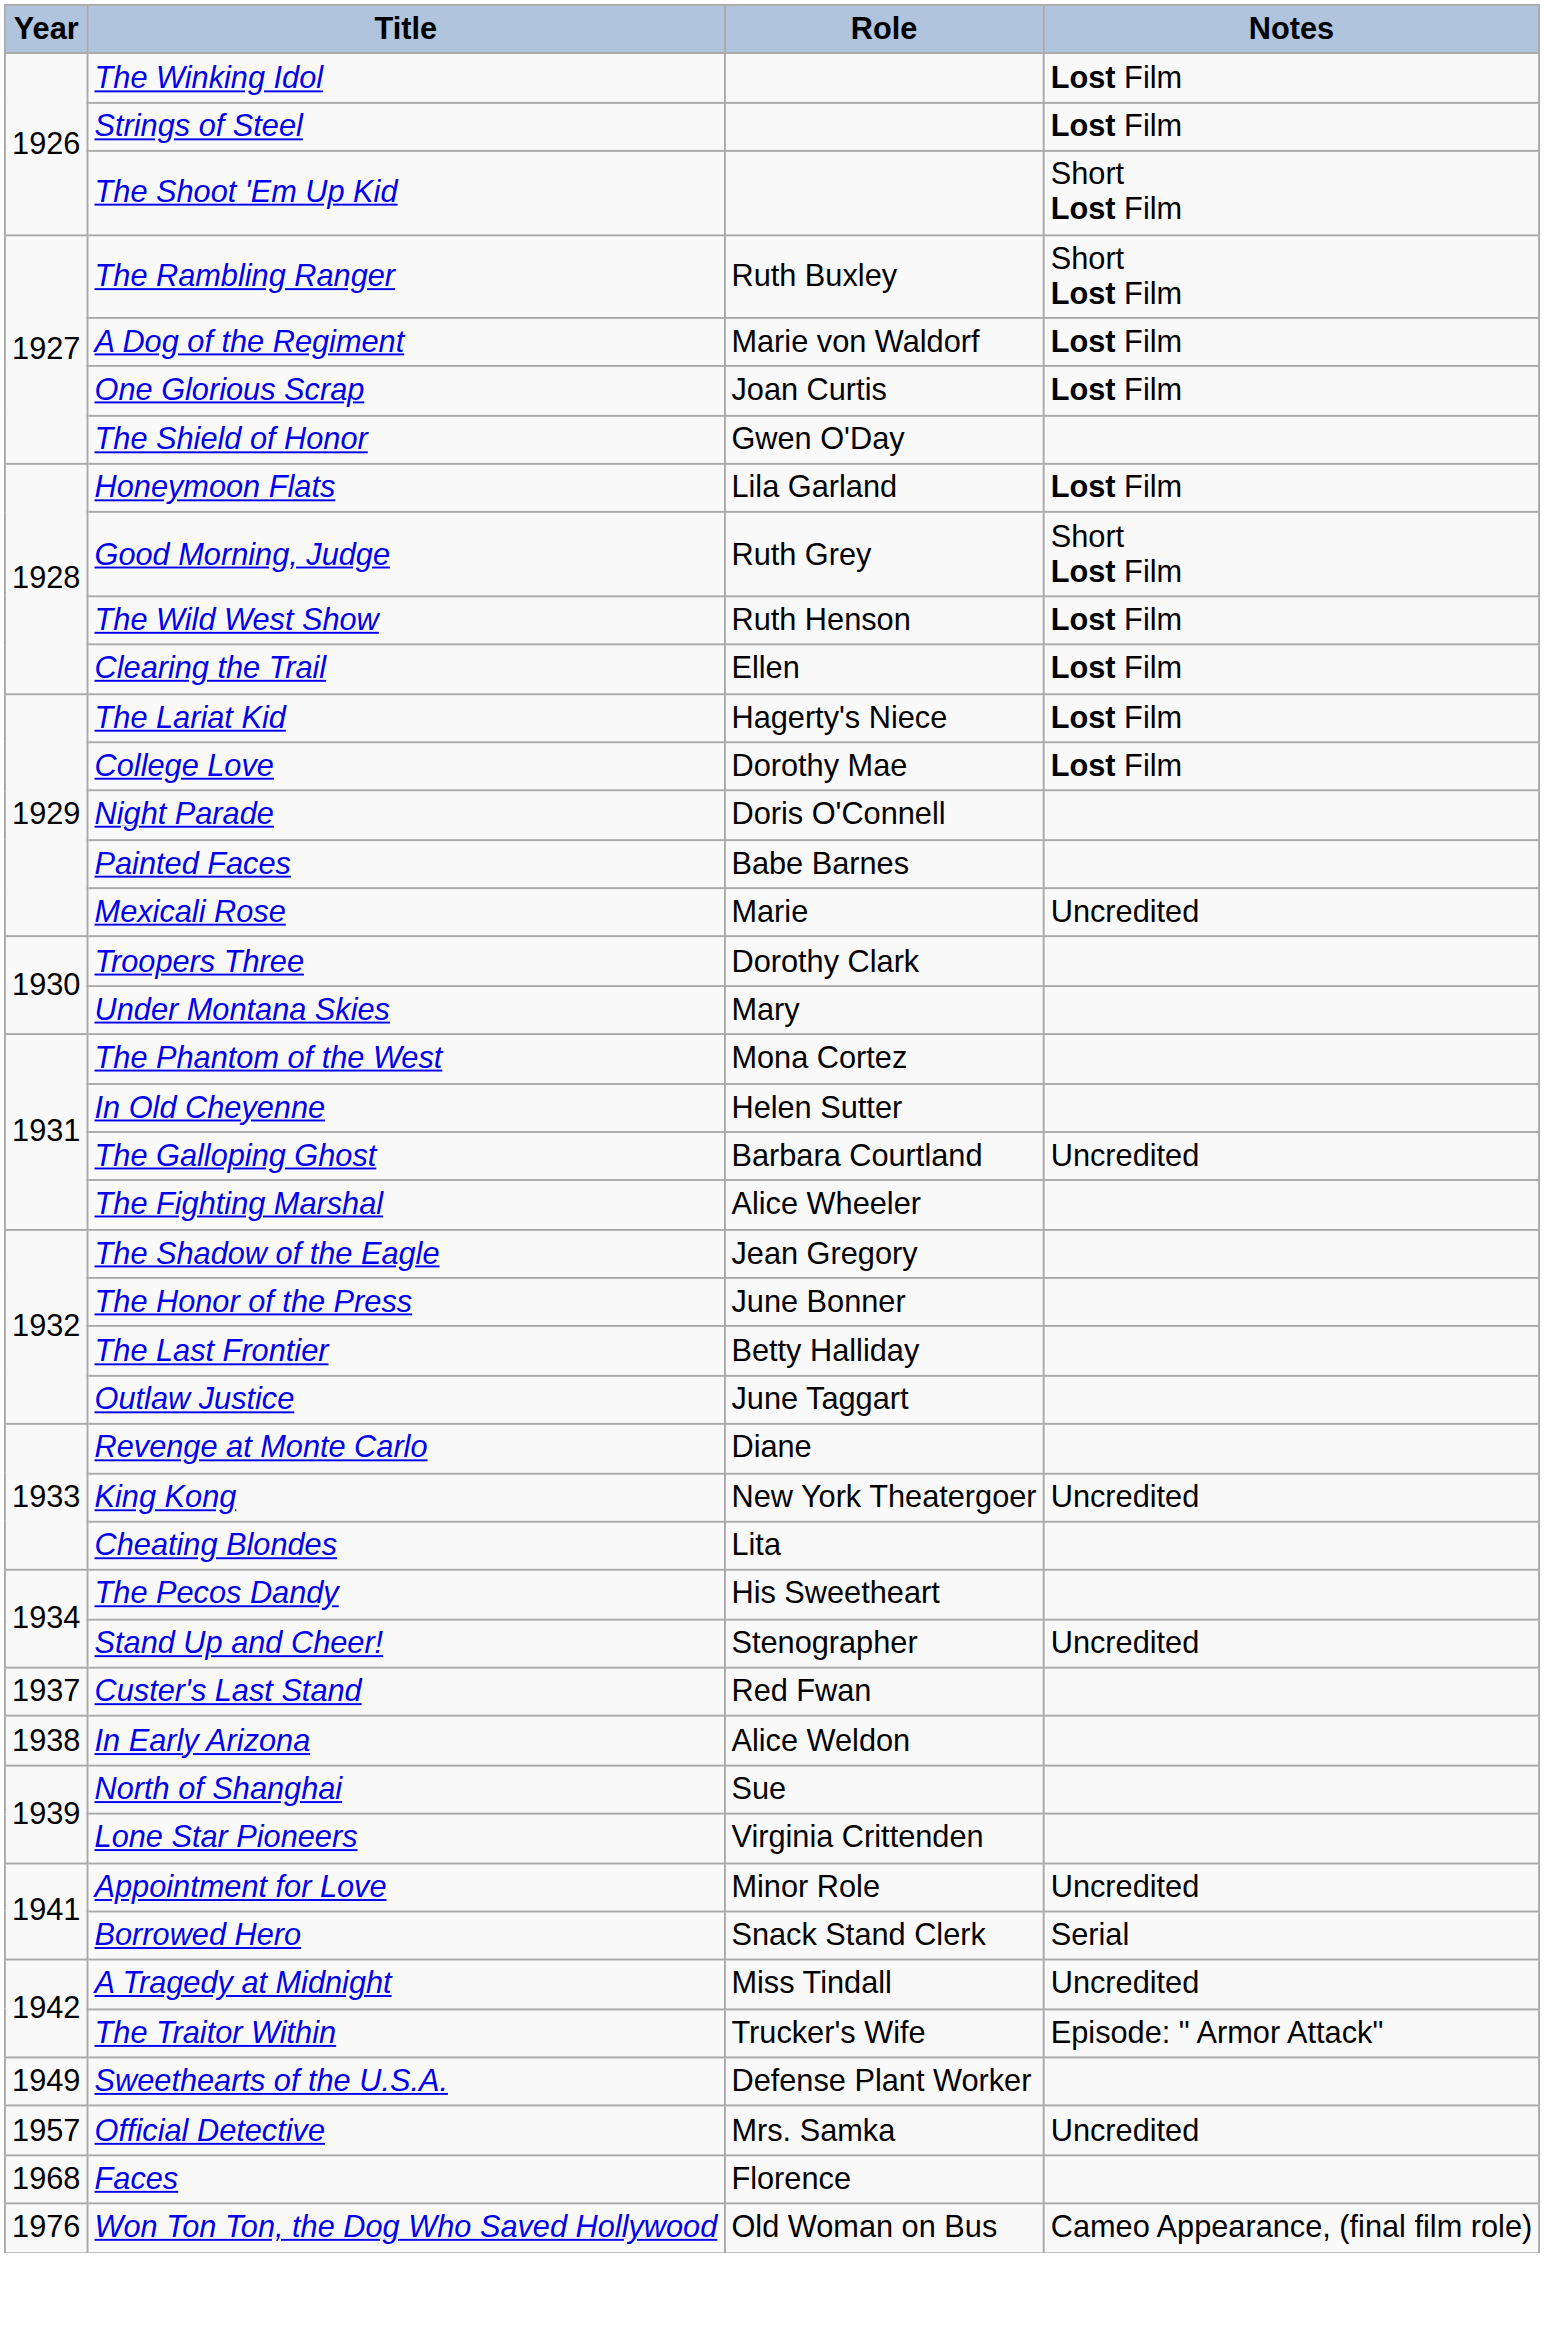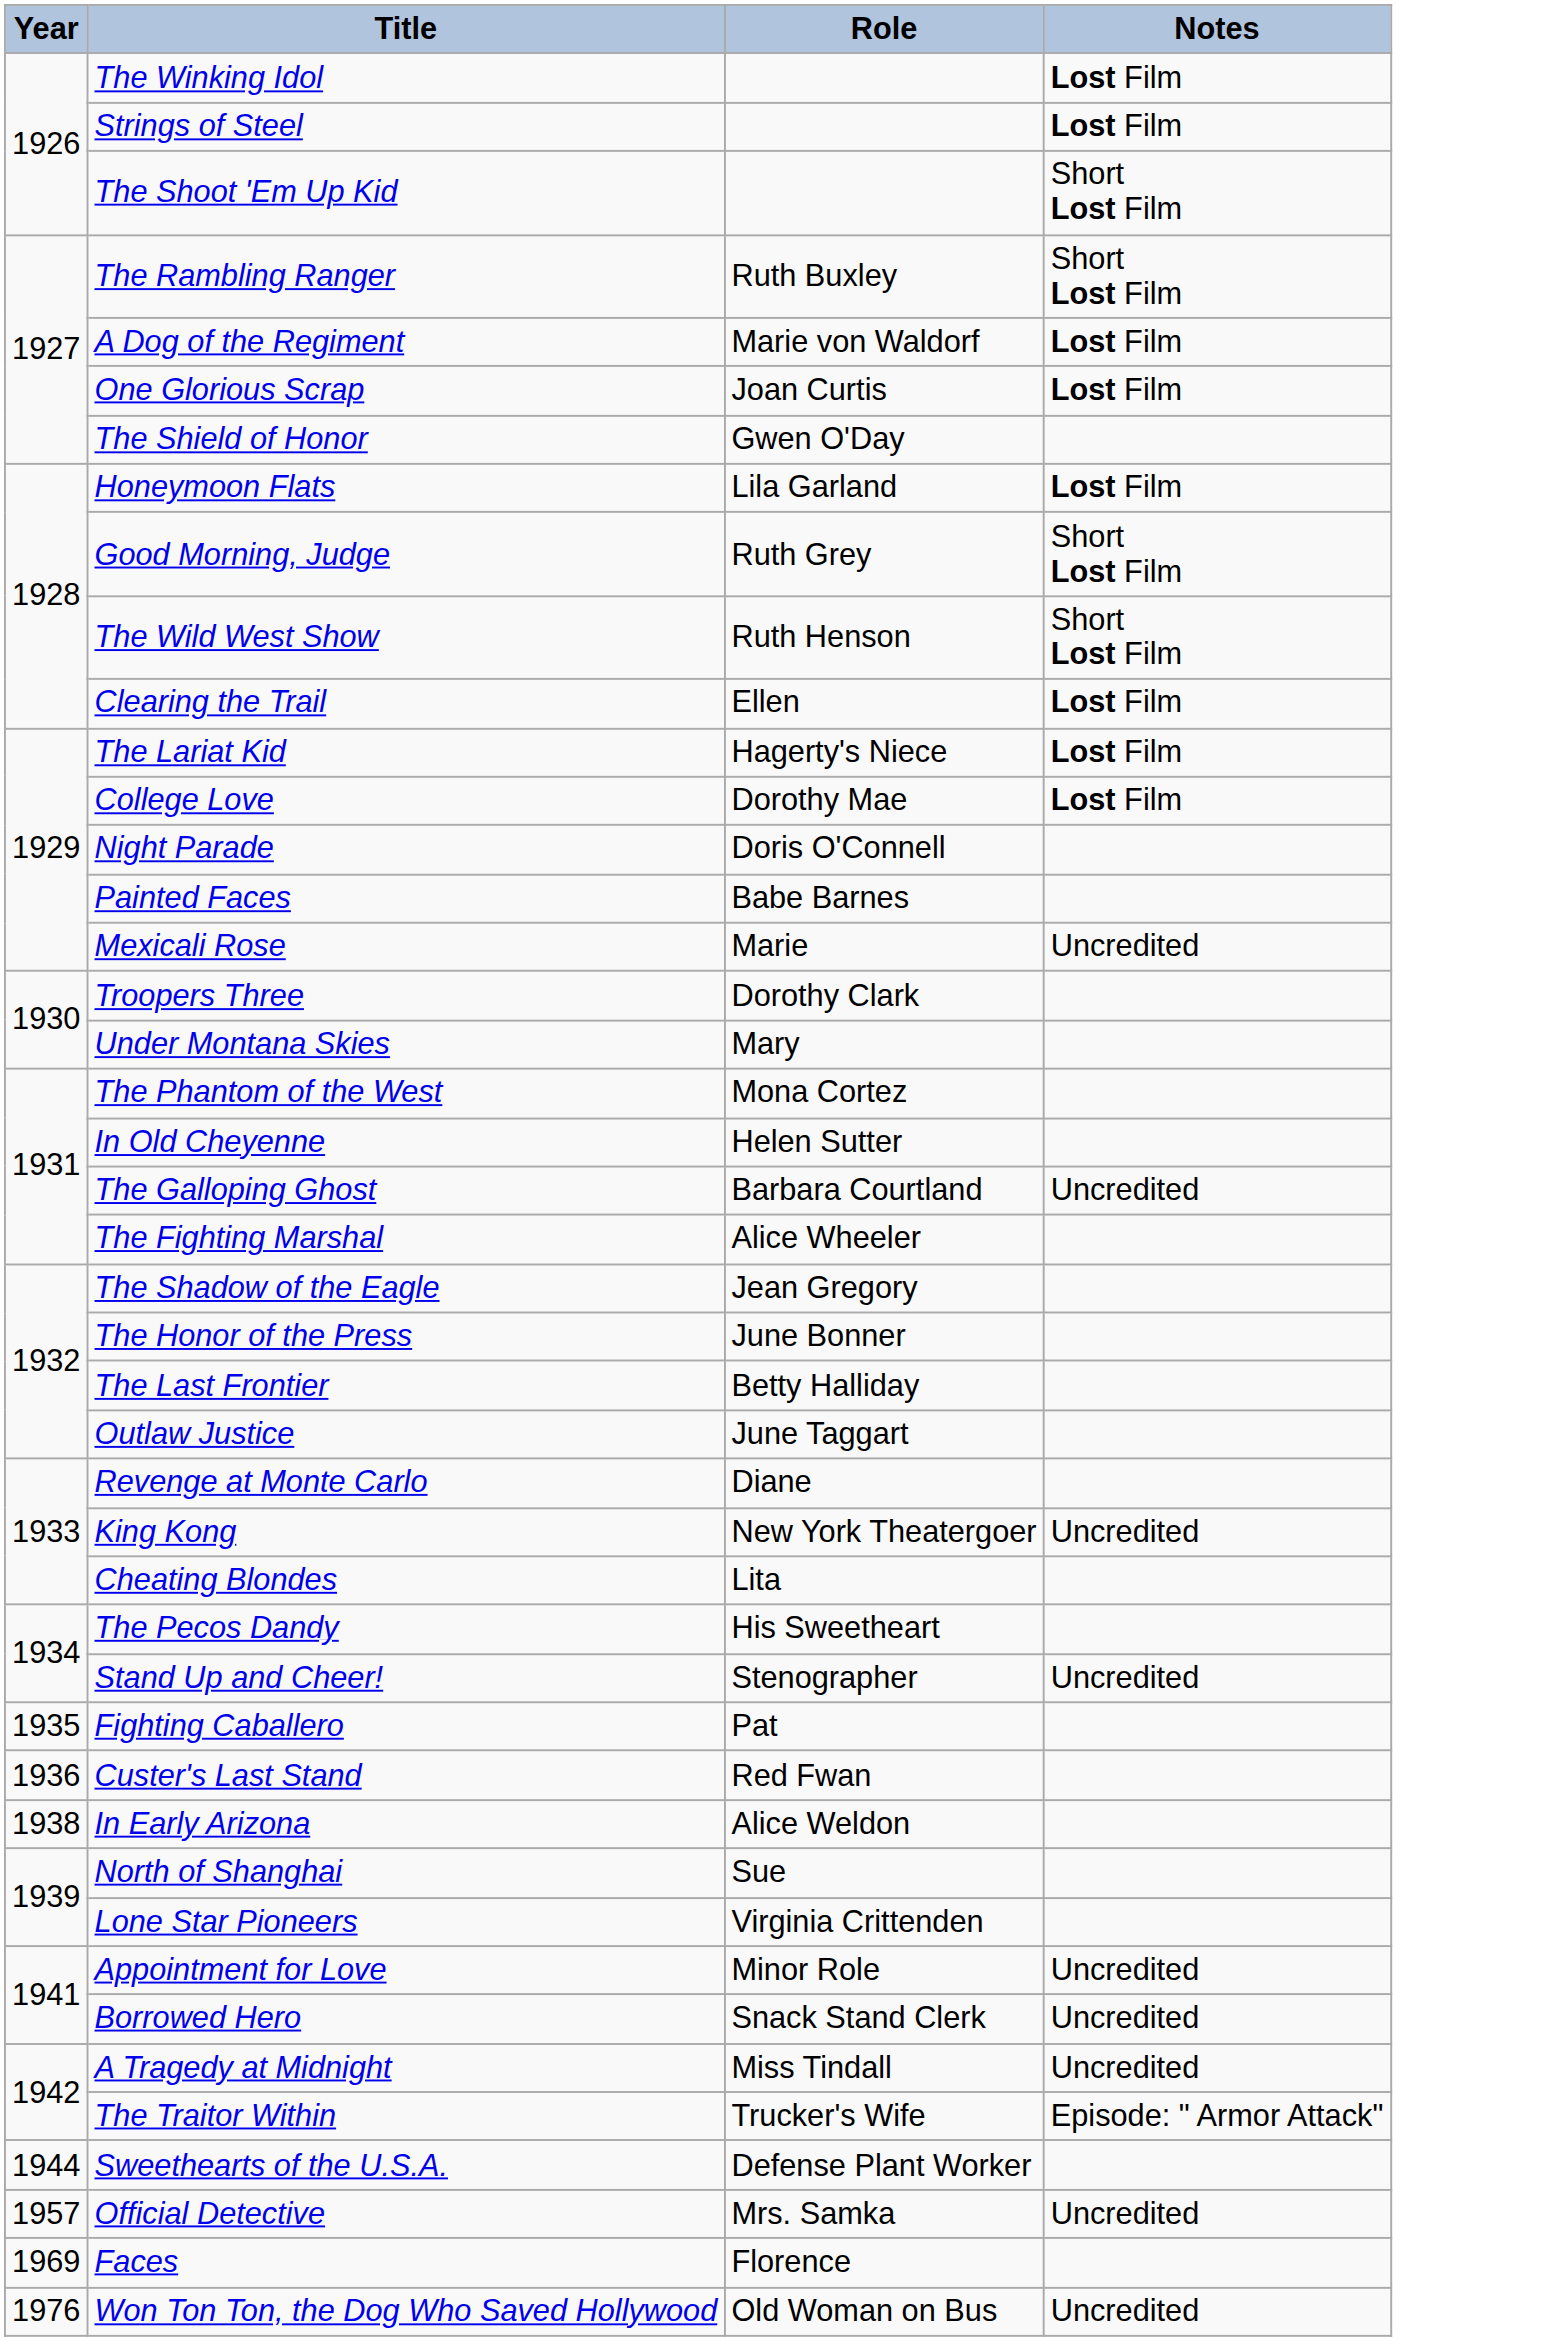(1116, 619) Lost Film -> (1116, 637) Short Lost Film
+ row: (219, 1726)
(46, 1691) 1937 -> (46, 1774) 1936
(1090, 1935) Serial -> (1125, 2018) Uncredited
(46, 2081) 1949 -> (46, 2164) 1944
(46, 2178) 1968 -> (46, 2262) 1969
(1291, 2227) Cameo Appearance, (final film role) -> (1125, 2310) Uncredited
